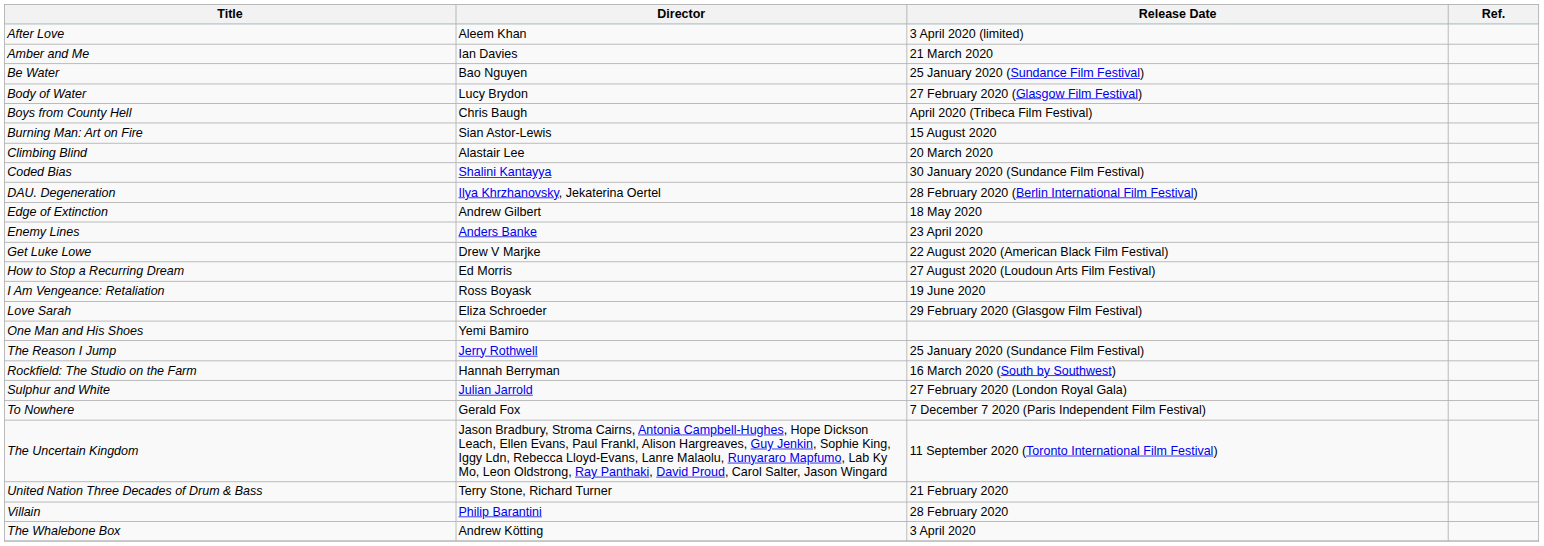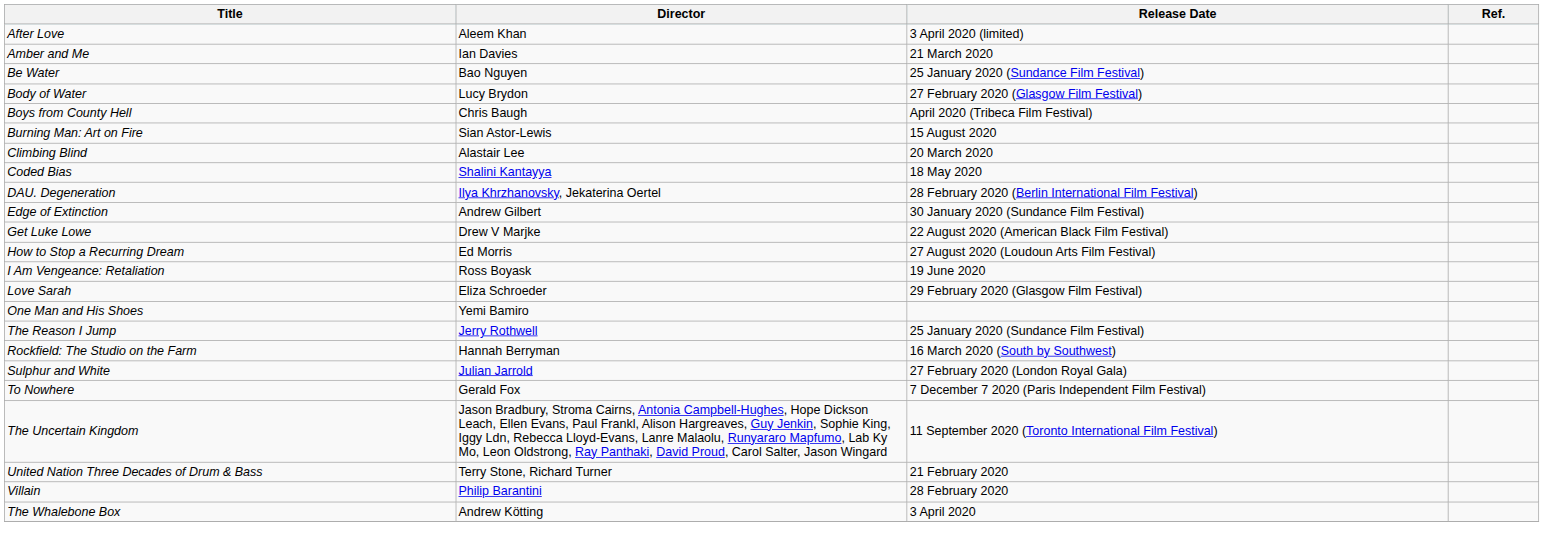(1027, 172) 30 January 2020 (Sundance Film Festival) -> (946, 172) 18 May 2020
(946, 212) 18 May 2020 -> (1027, 212) 30 January 2020 (Sundance Film Festival)
- row: (43, 232)
